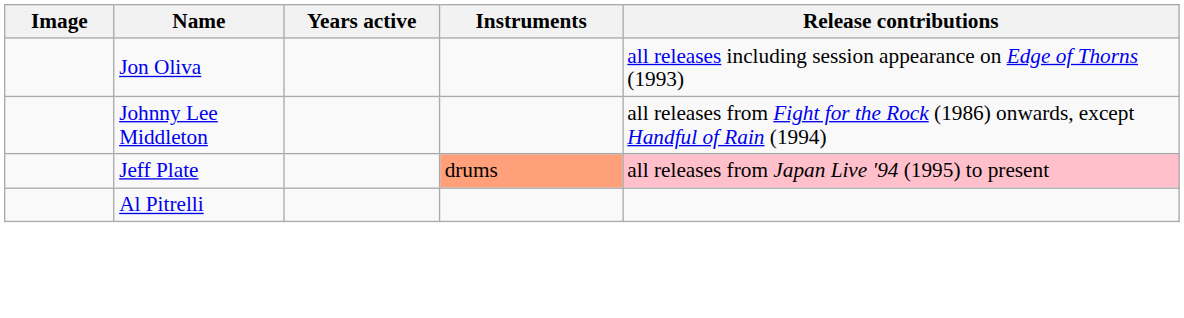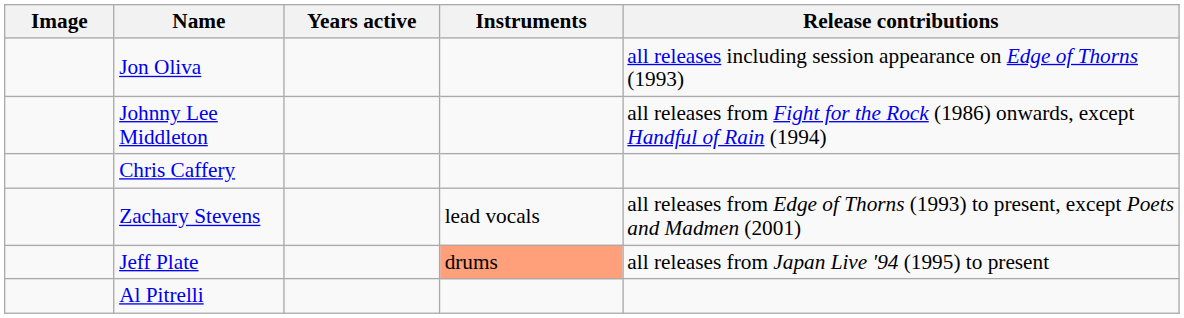+ row: (177, 170)
+ row: (190, 216)
(838, 170) pink background -> (838, 261) no background
